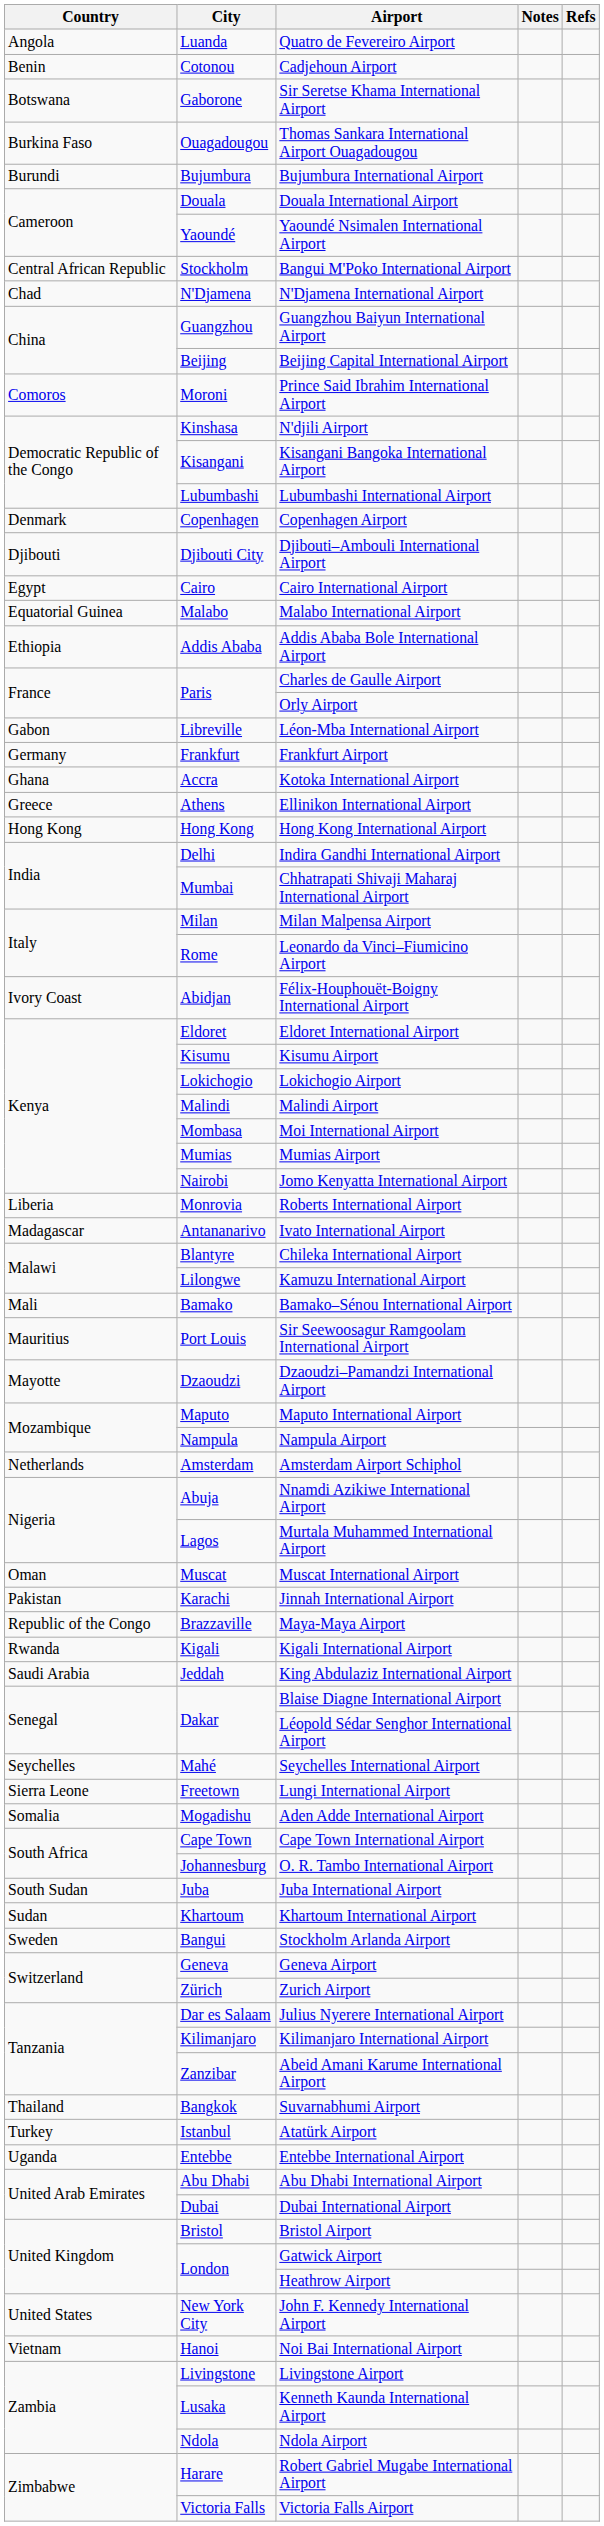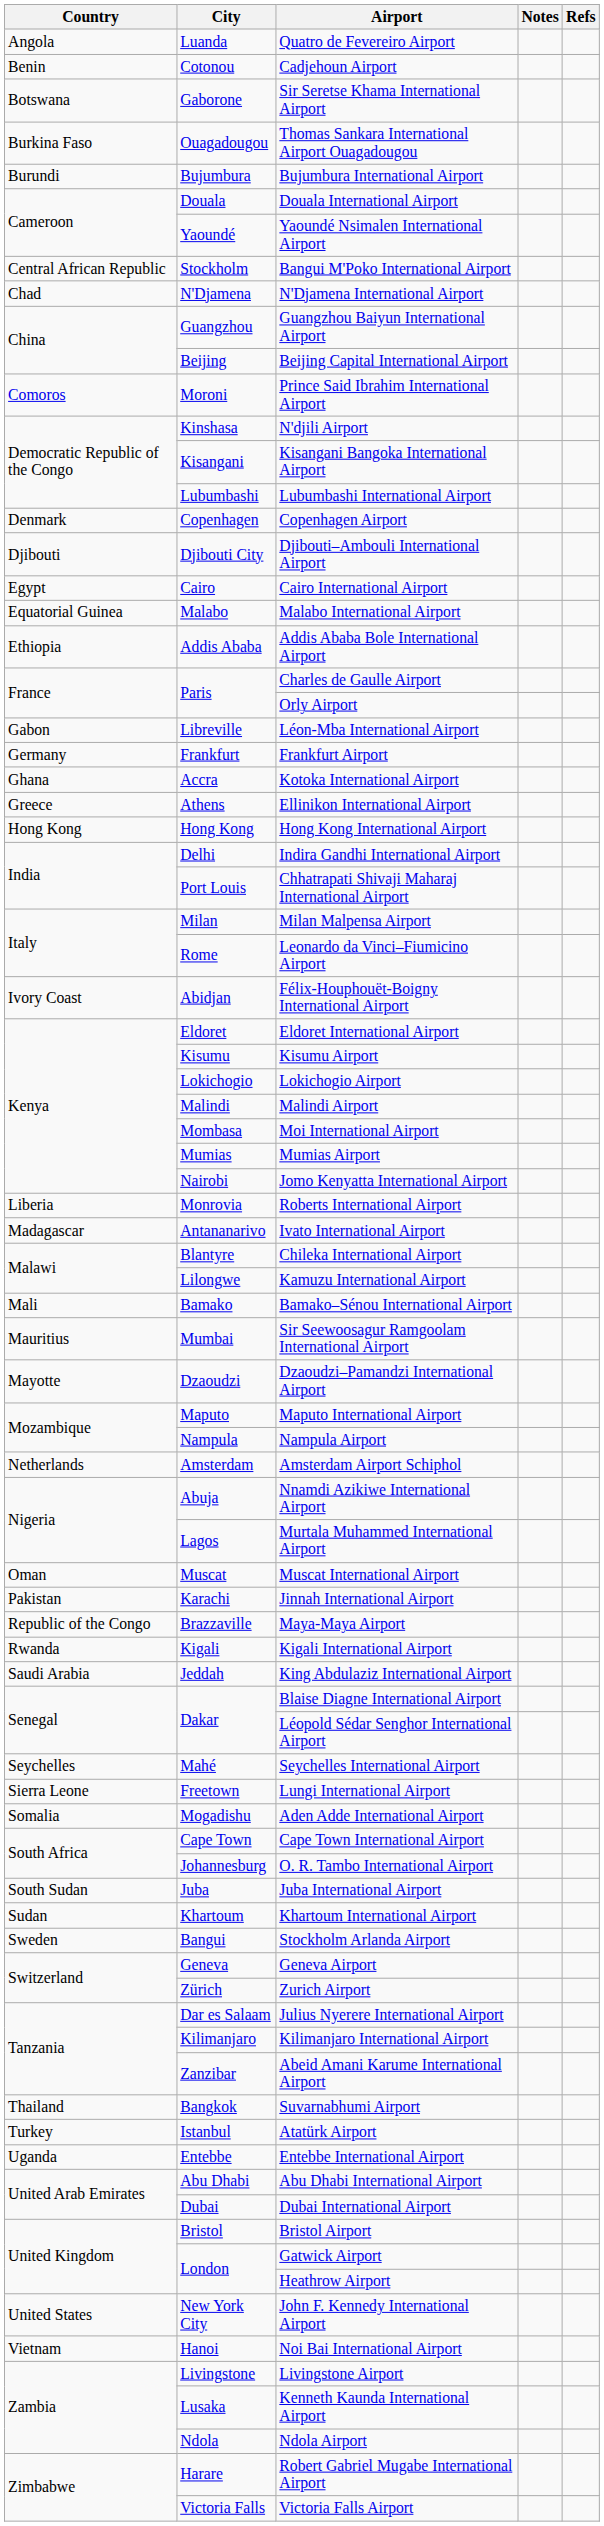(207, 888) Mumbai -> (213, 888) Port Louis
(213, 1338) Port Louis -> (207, 1338) Mumbai
